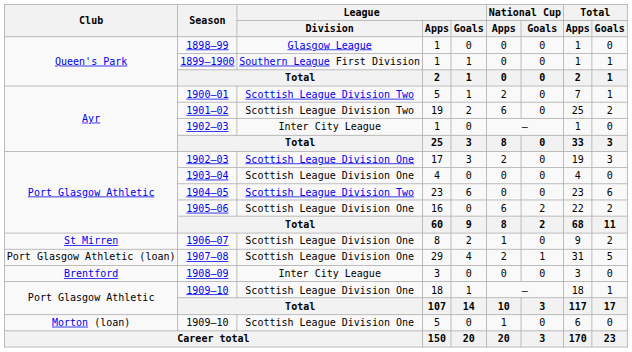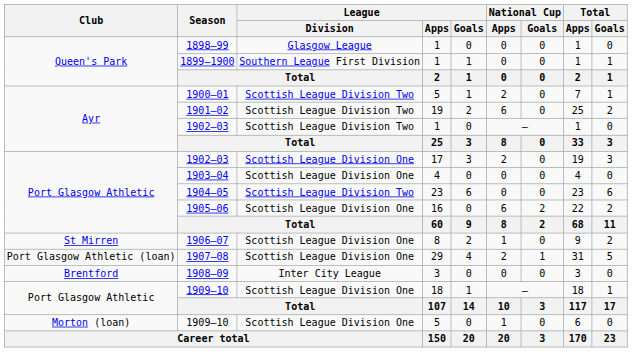(330, 127) Inter City League -> (330, 127) Scottish League Division Two
